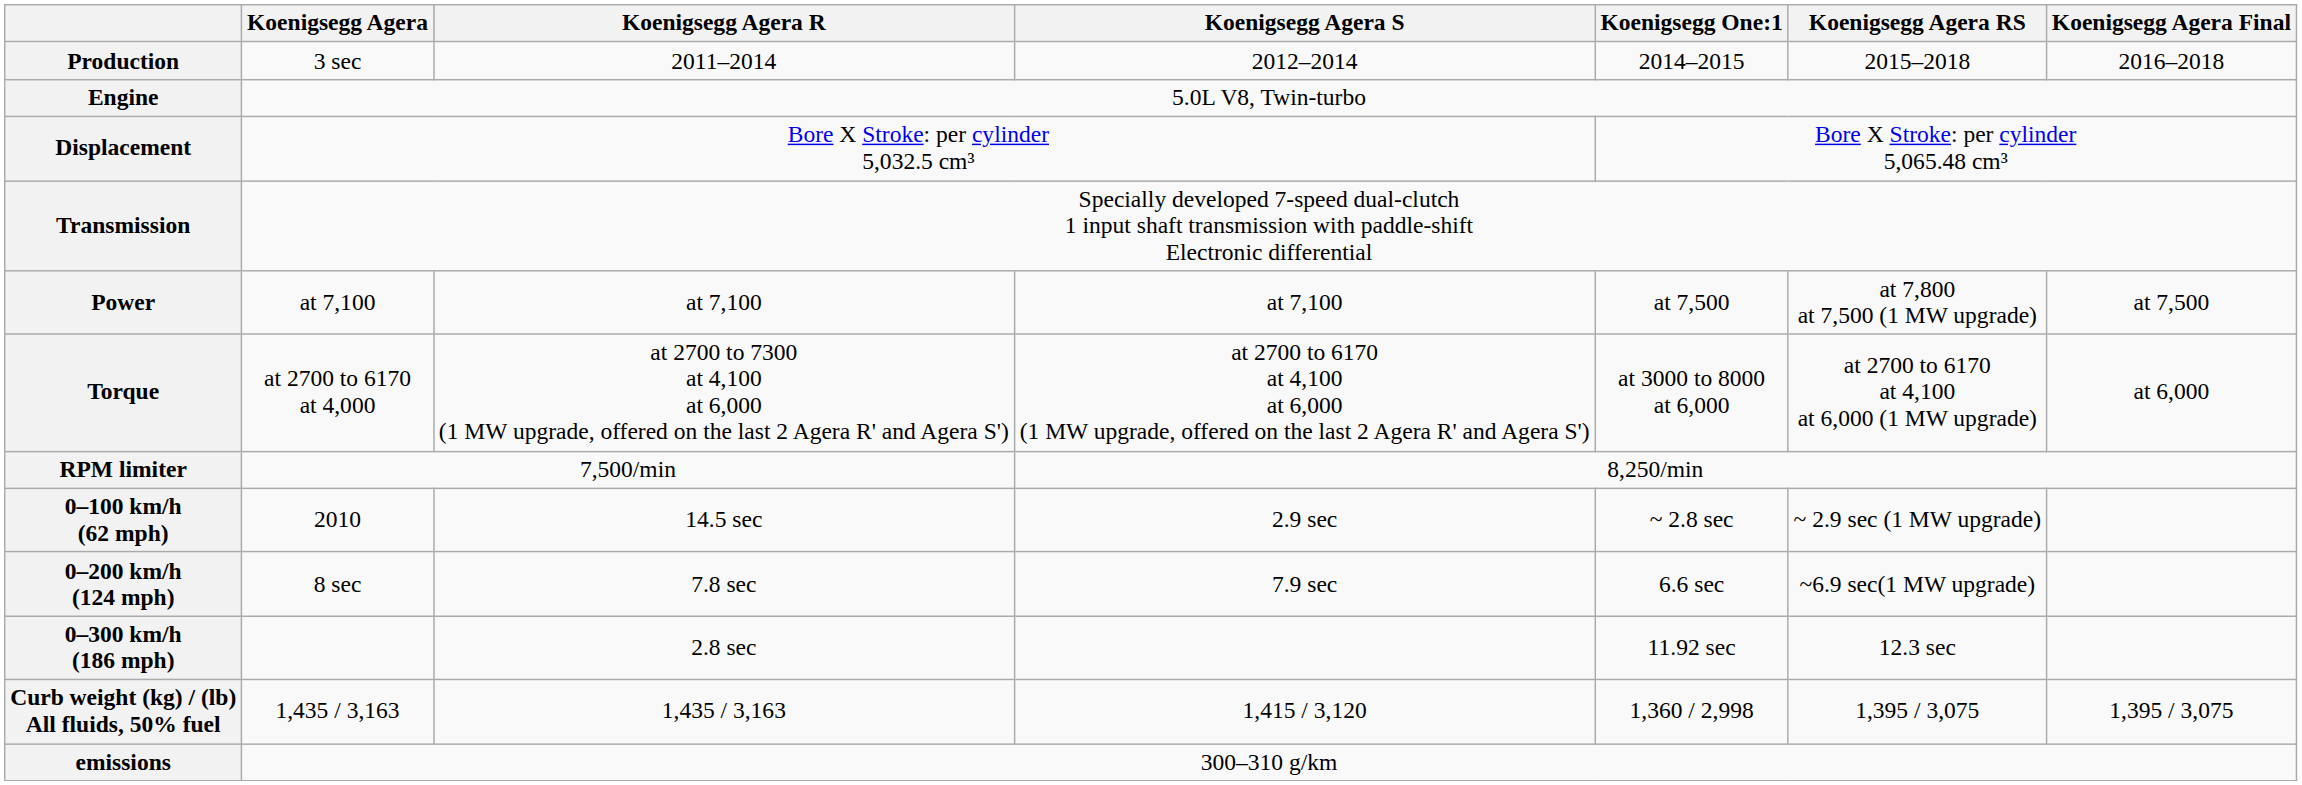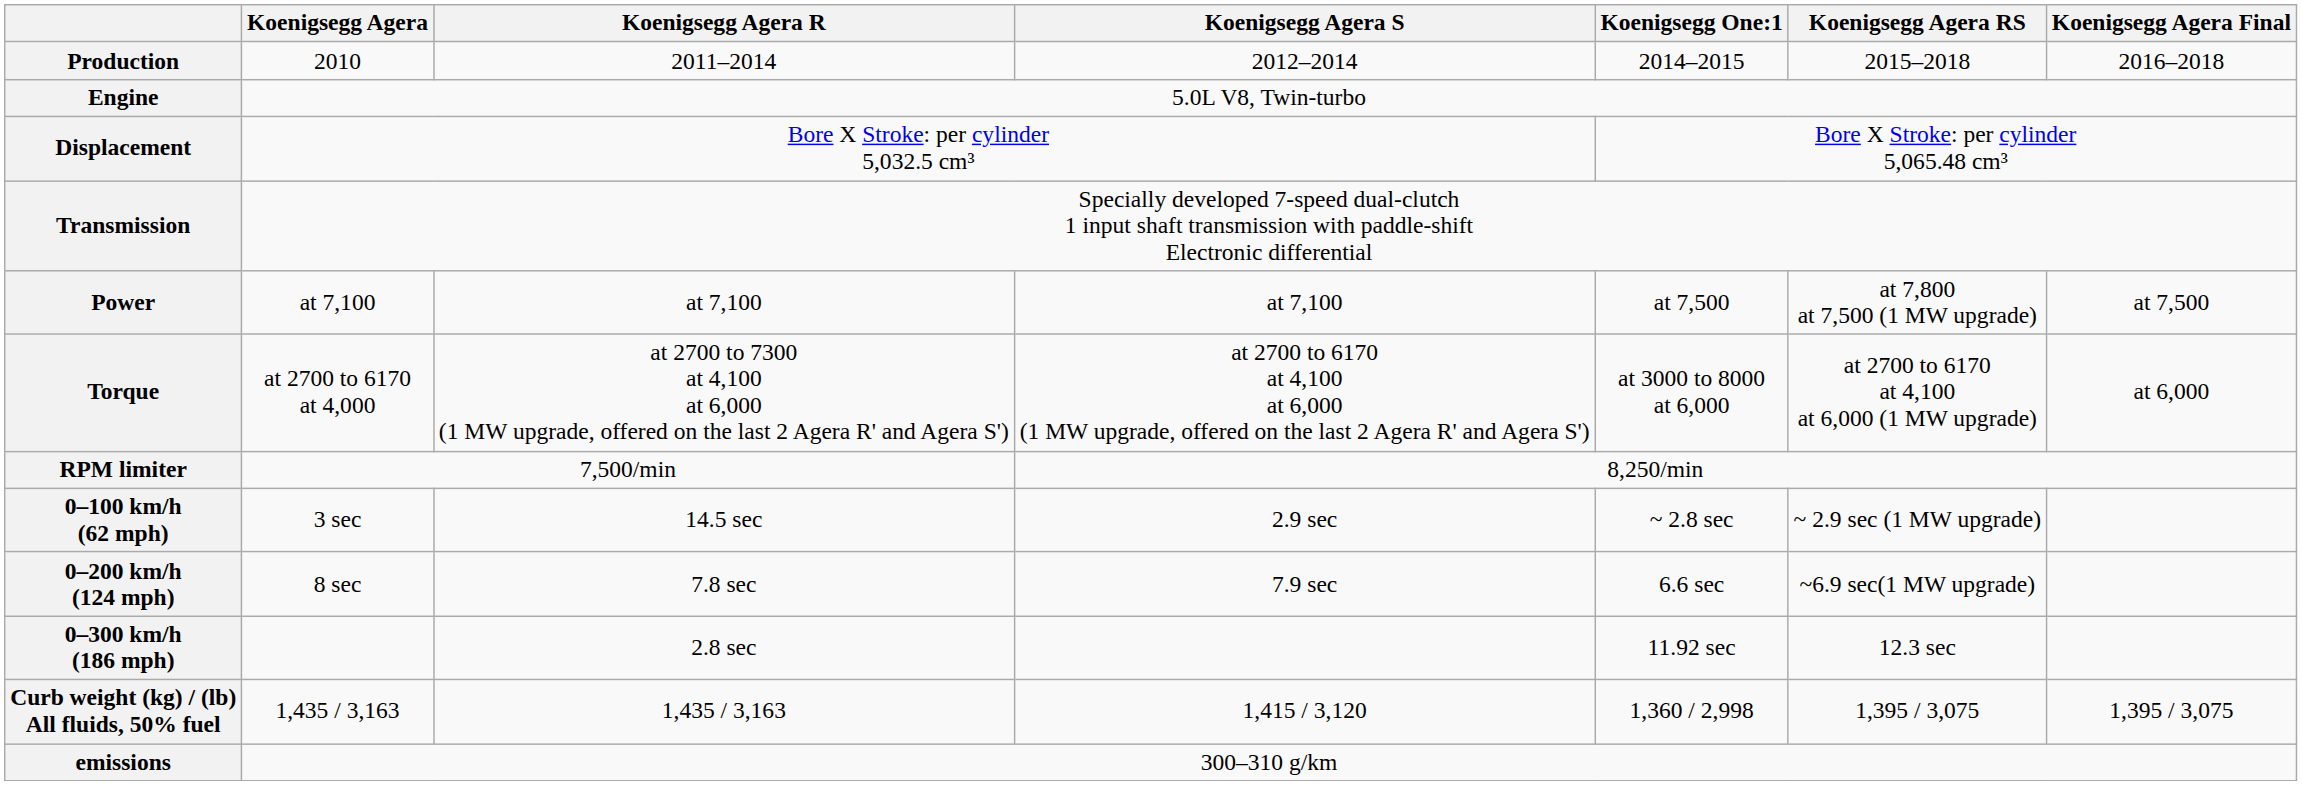(338, 60) 3 sec -> (338, 60) 2010
(338, 520) 2010 -> (338, 520) 3 sec
